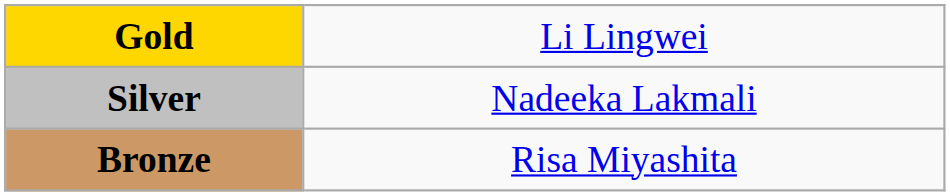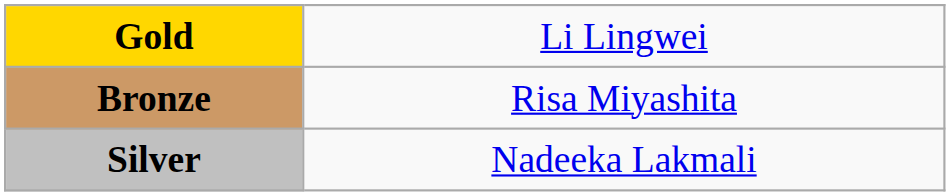rows swapped: (154, 96) <-> (154, 158)
